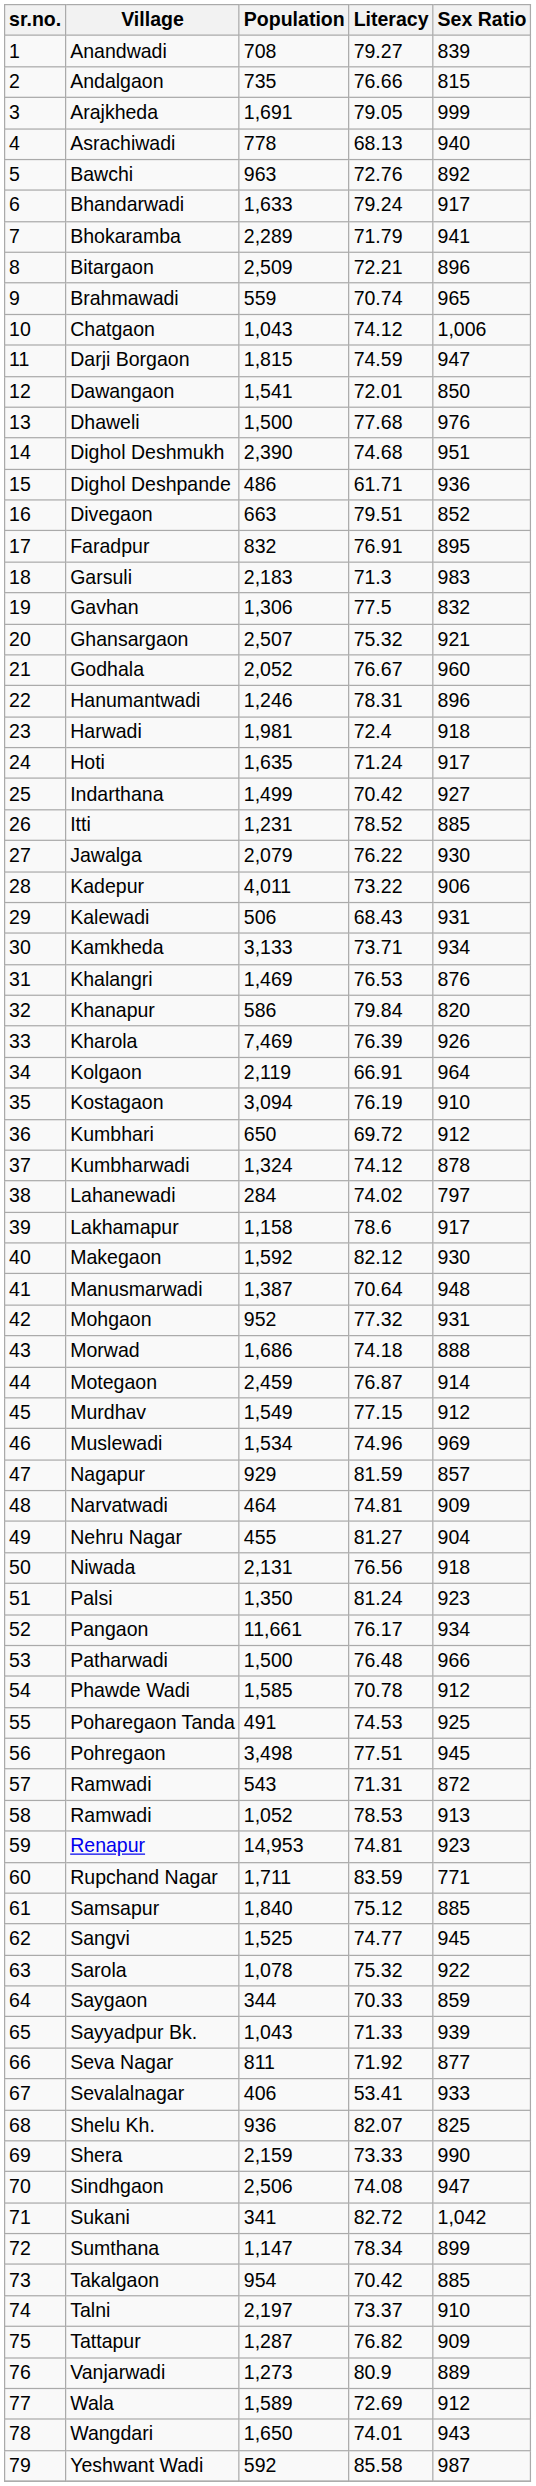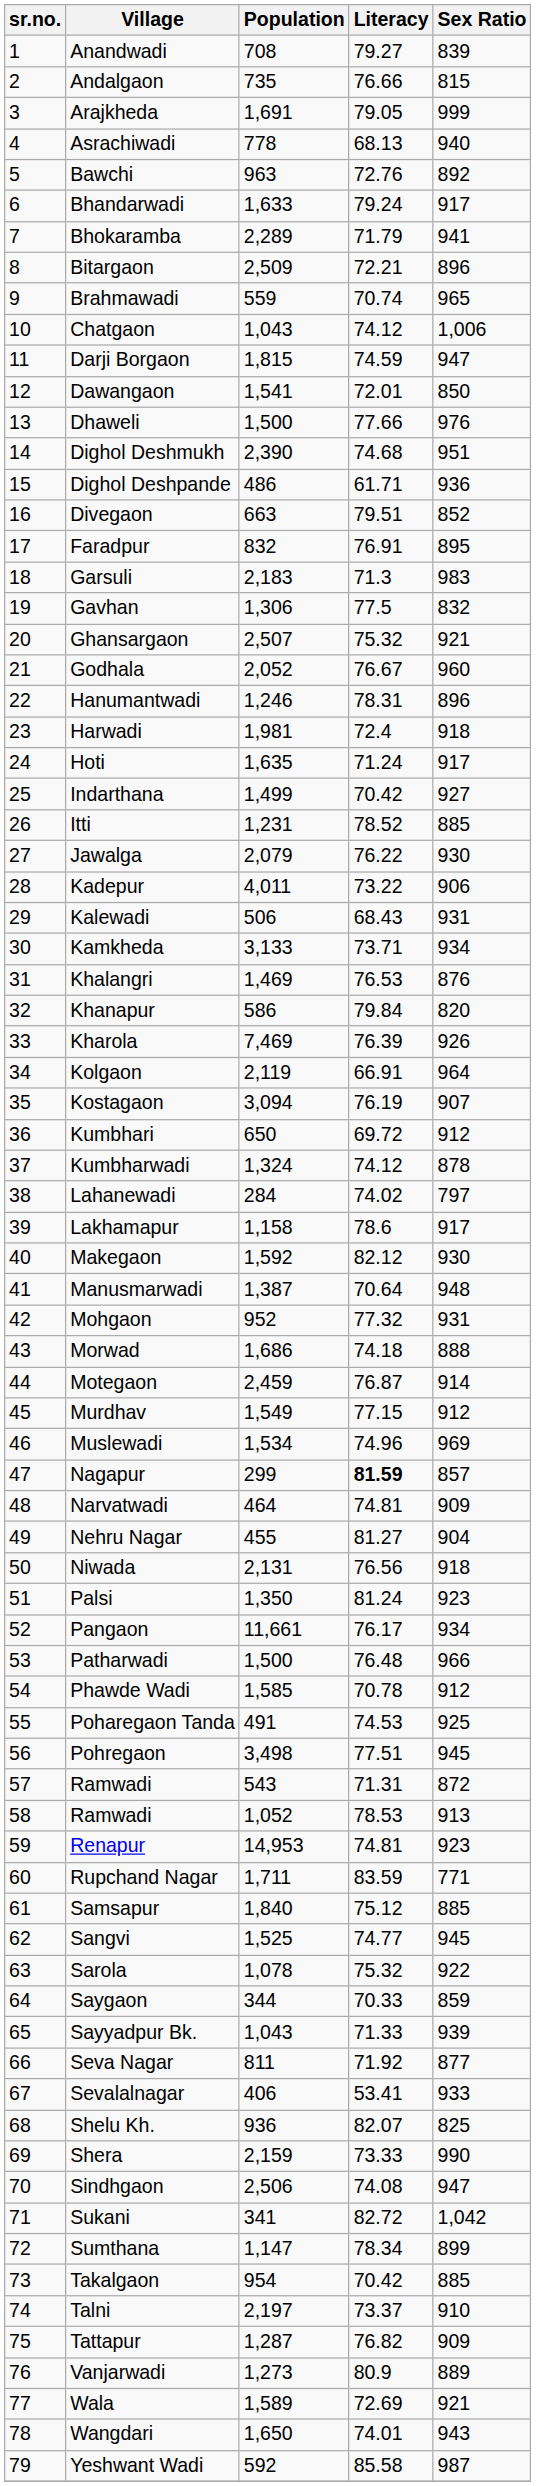(378, 422) 77.68 -> (378, 422) 77.66
(454, 1103) 910 -> (454, 1103) 907
(260, 1474) 929 -> (260, 1474) 299
(378, 1474) normal -> (378, 1474) bold
(454, 2403) 912 -> (454, 2403) 921
